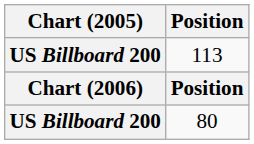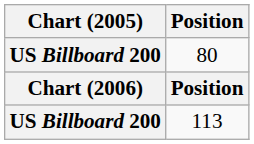rows swapped: (207, 54) <-> (207, 121)
